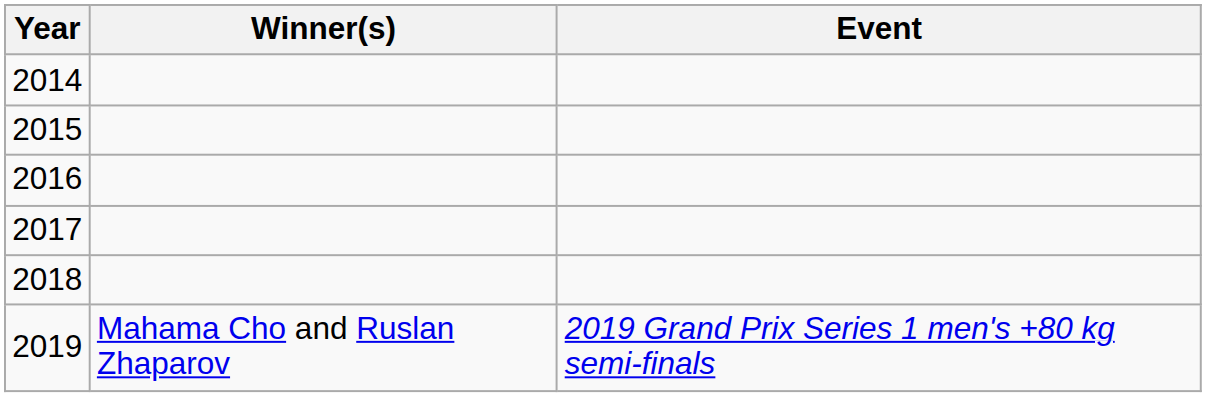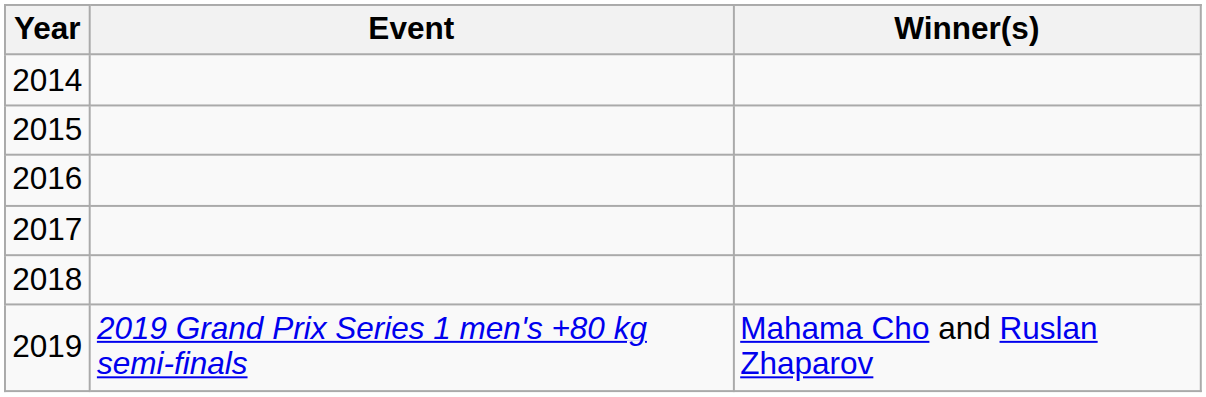columns swapped: (324, 29) <-> (879, 29)
